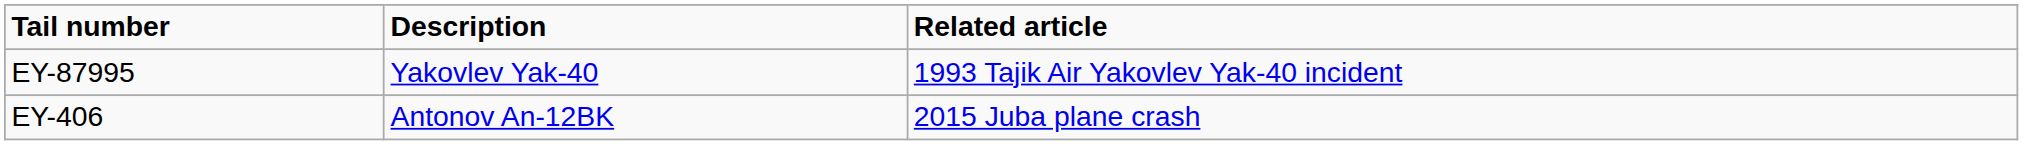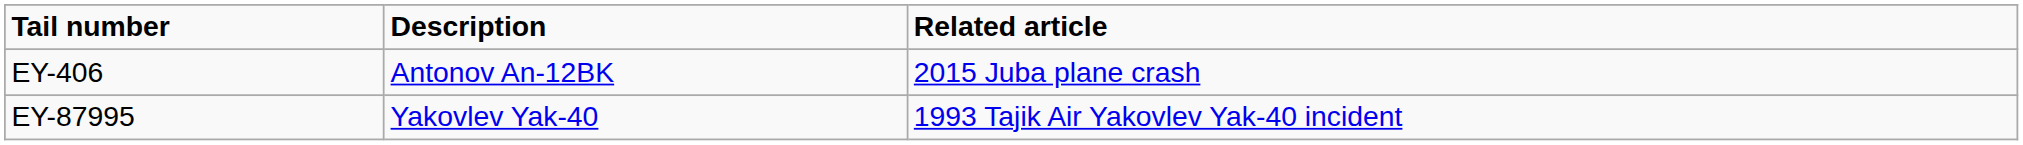rows swapped: (57, 116) <-> (73, 71)
